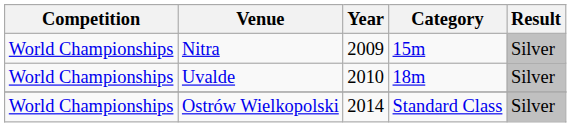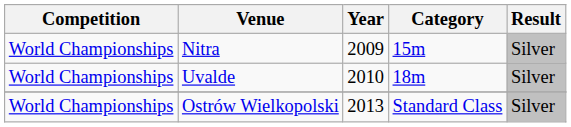(366, 106) 2014 -> (366, 106) 2013
